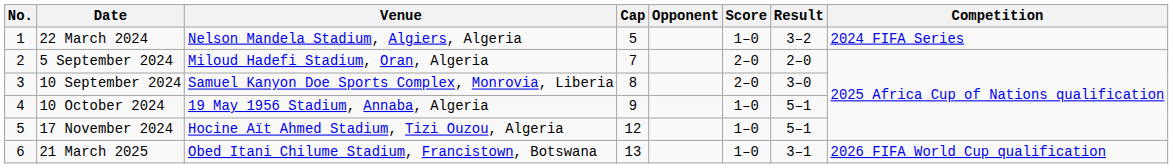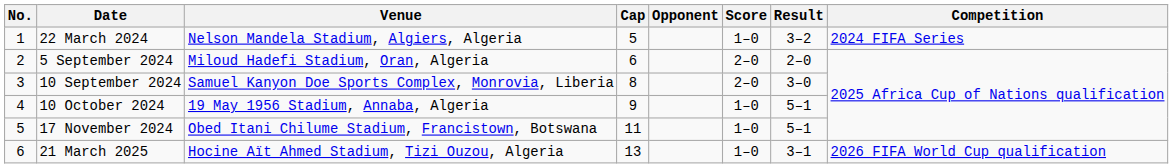(633, 61) 7 -> (633, 61) 6
(376, 129) Hocine Aït Ahmed Stadium, Tizi Ouzou, Algeria -> (393, 129) Obed Itani Chilume Stadium, Francistown, Botswana
(633, 129) 12 -> (633, 129) 11
(393, 152) Obed Itani Chilume Stadium, Francistown, Botswana -> (376, 152) Hocine Aït Ahmed Stadium, Tizi Ouzou, Algeria
